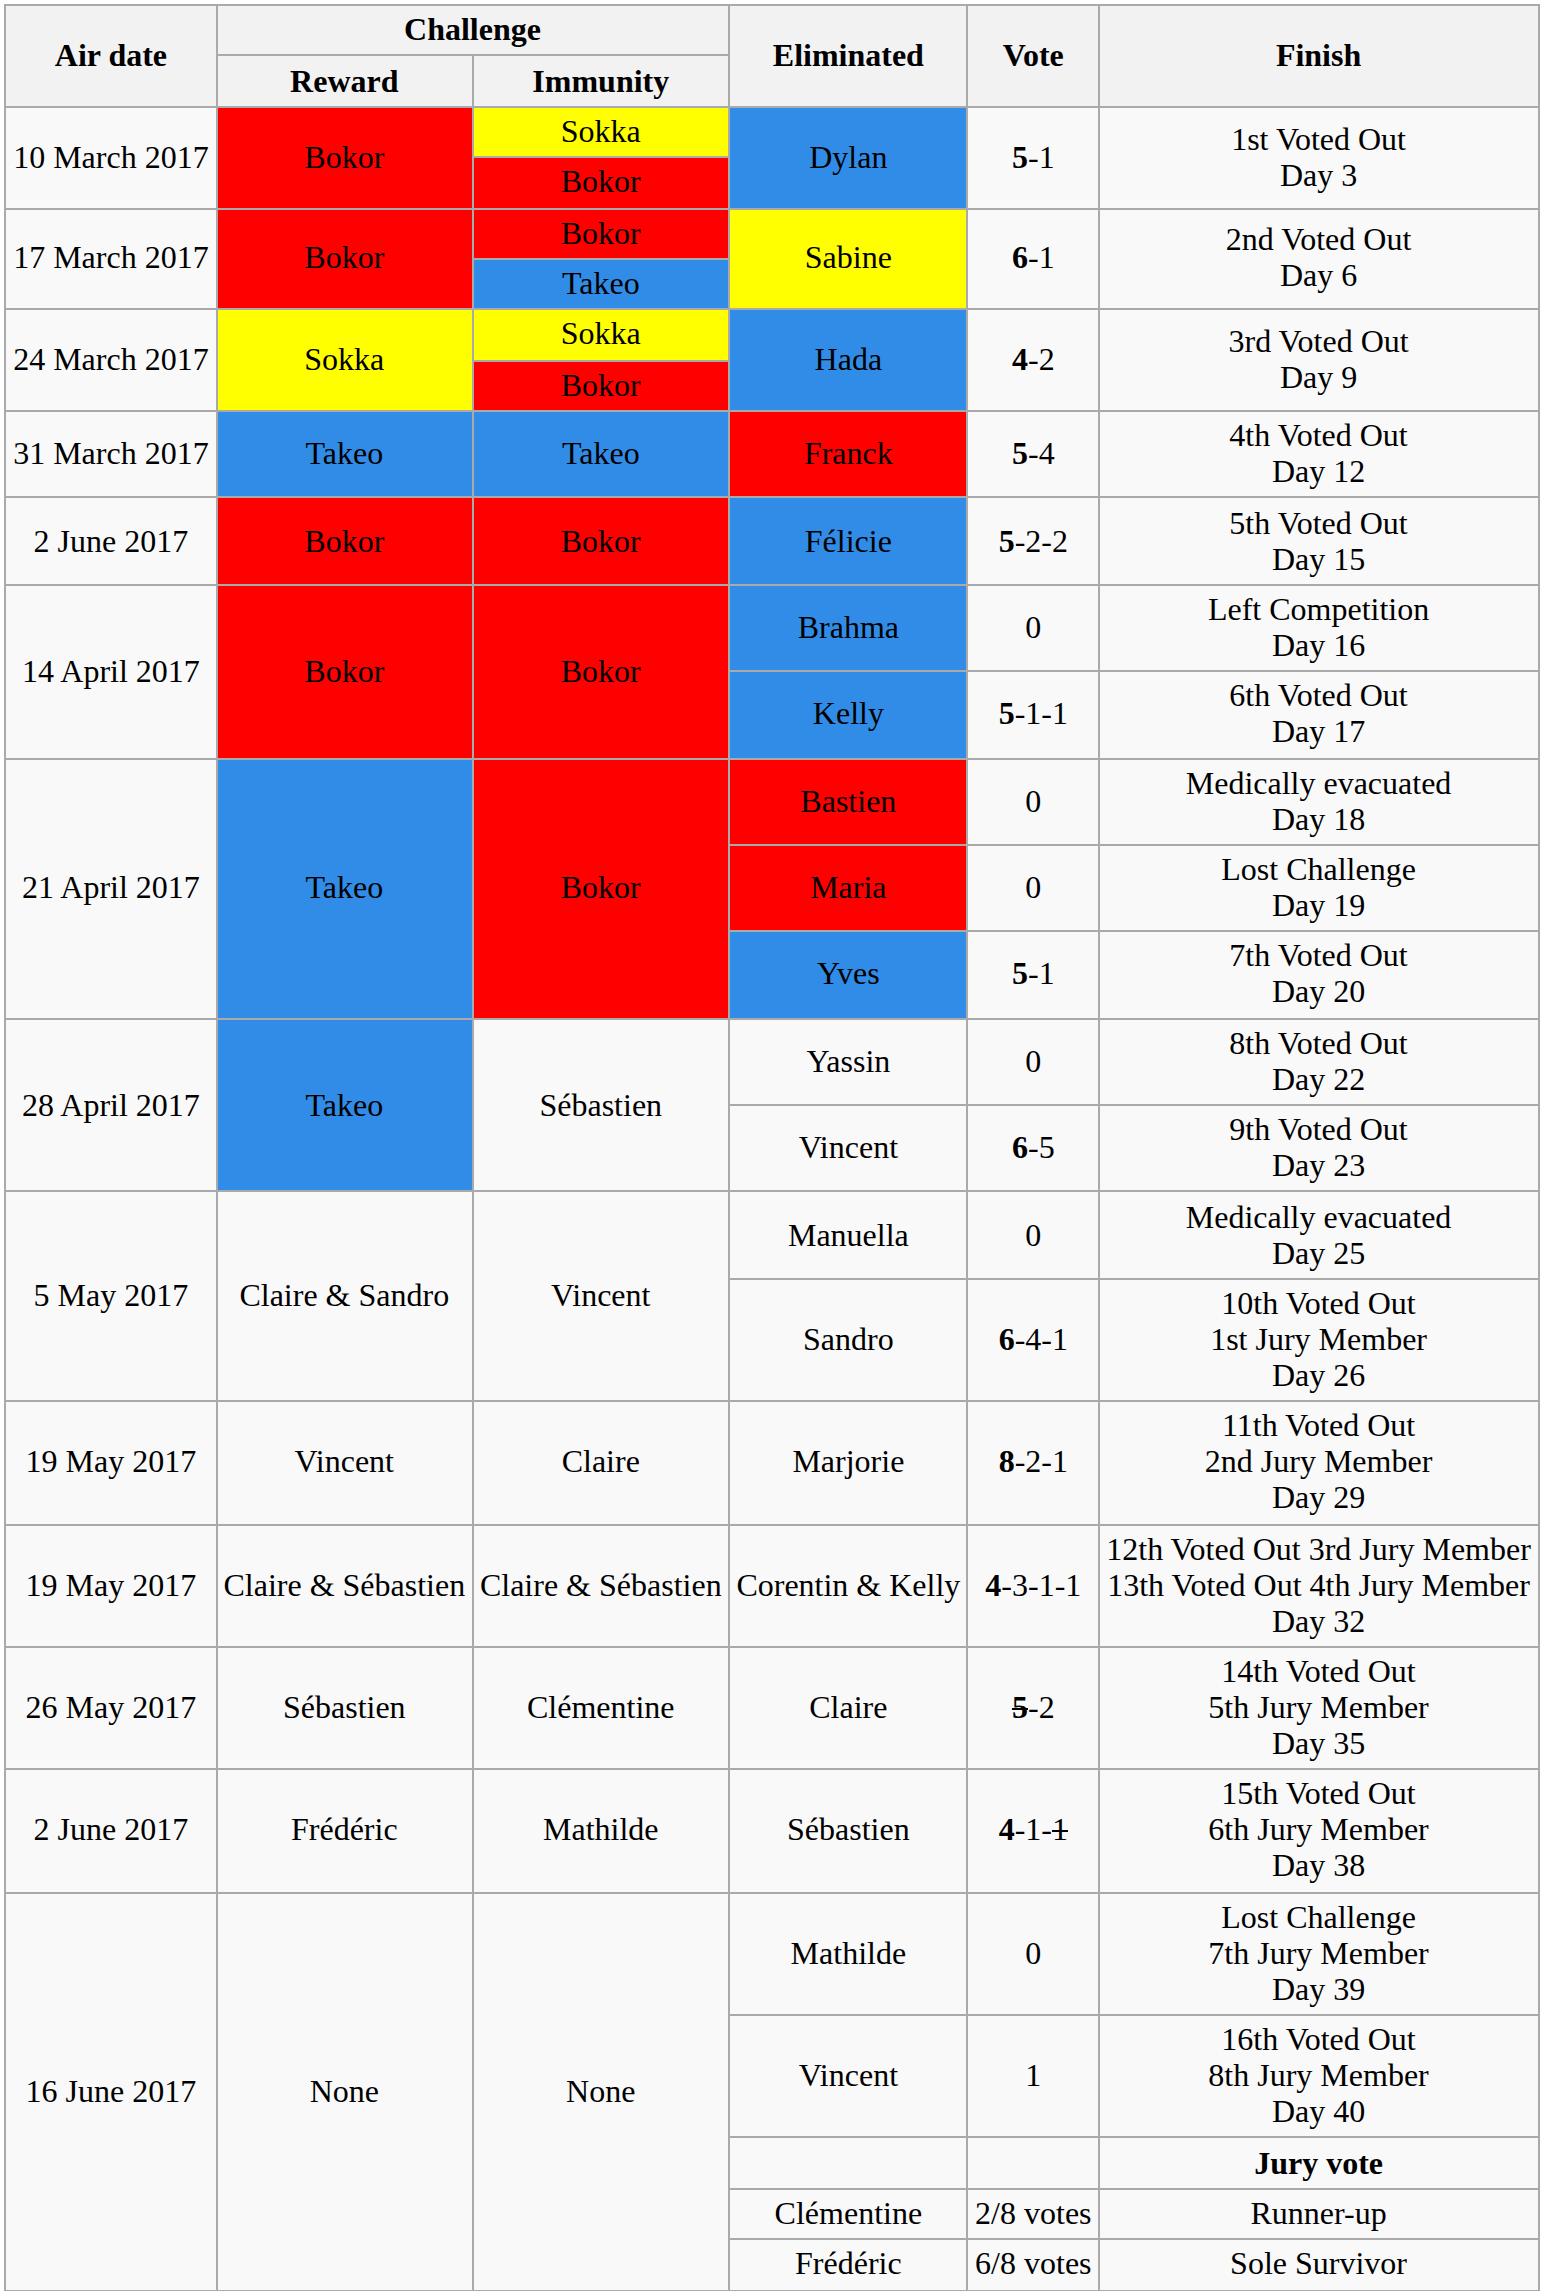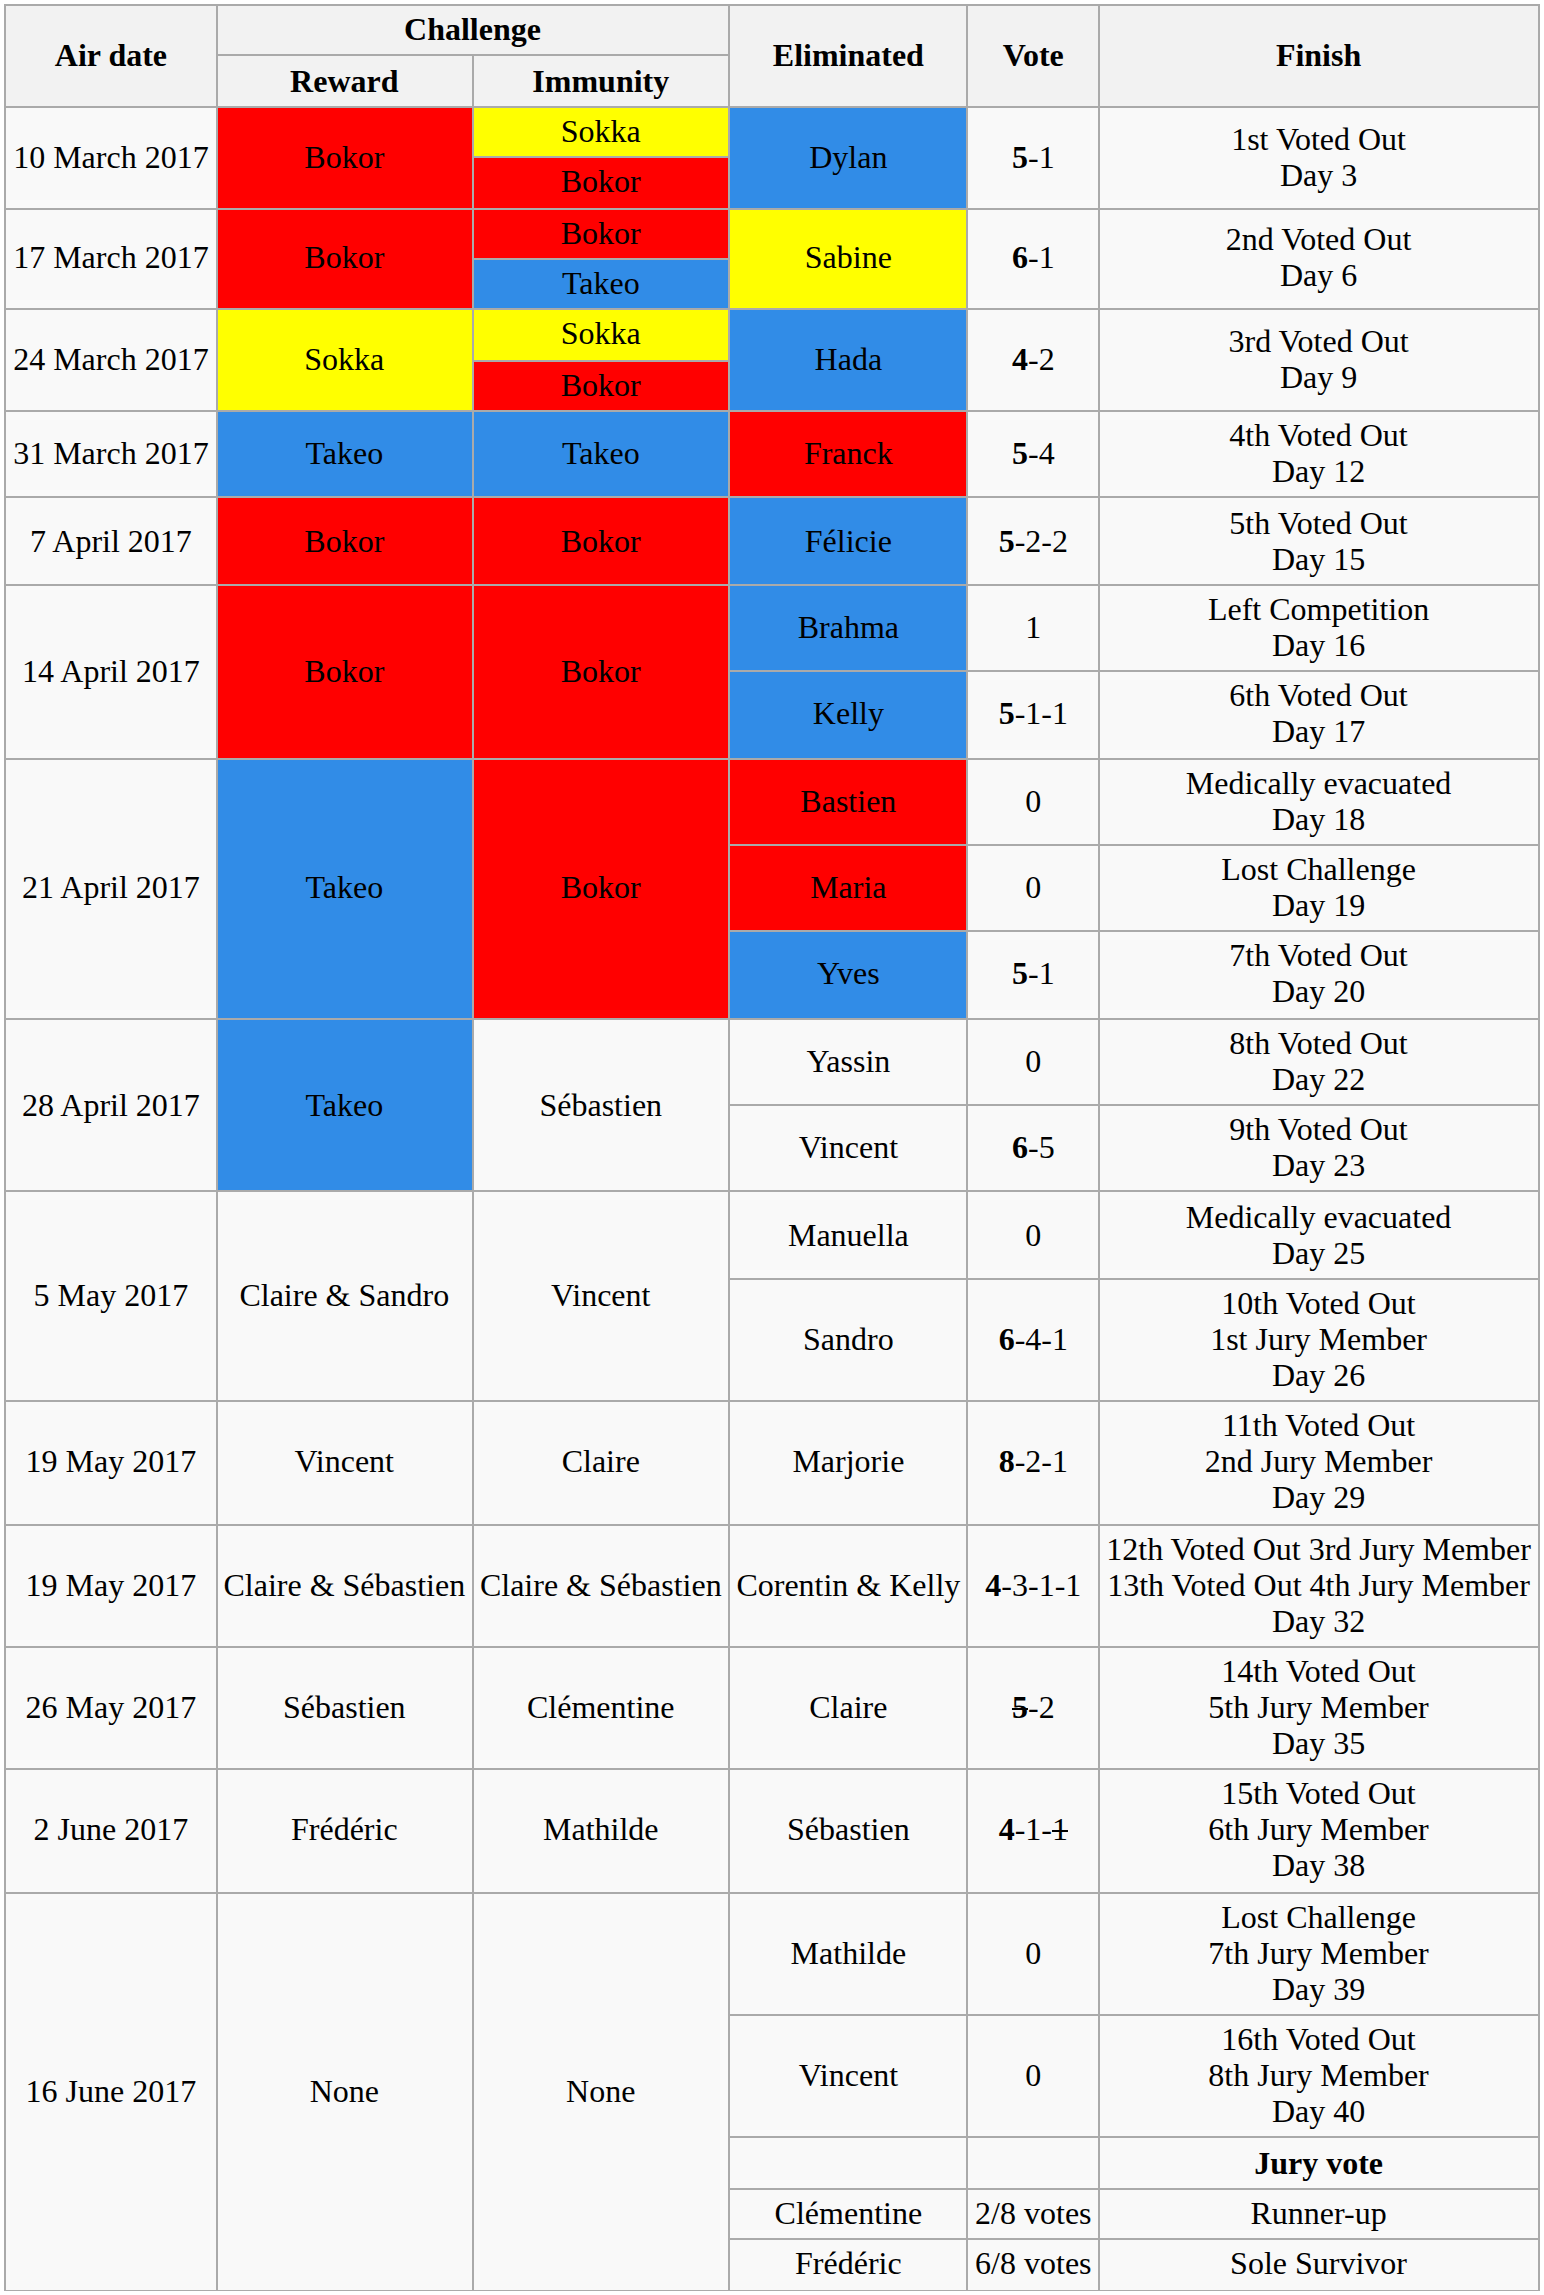(111, 540) 2 June 2017 -> (111, 540) 7 April 2017
(1033, 627) 0 -> (1033, 627) 1
(1033, 2075) 1 -> (1033, 2075) 0
